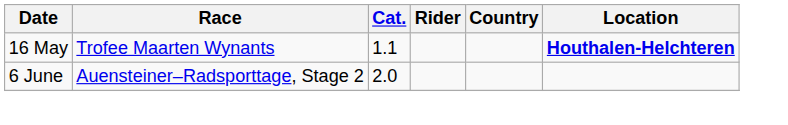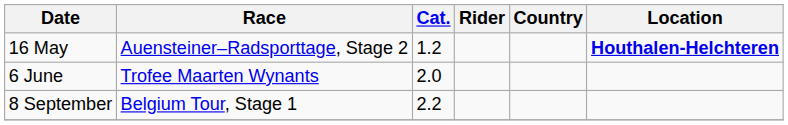(175, 47) Trofee Maarten Wynants -> (264, 47) Auensteiner–Radsporttage, Stage 2
(385, 47) 1.1 -> (429, 47) 1.2
(220, 76) Auensteiner–Radsporttage, Stage 2 -> (220, 76) Trofee Maarten Wynants
+ row: (60, 104)
